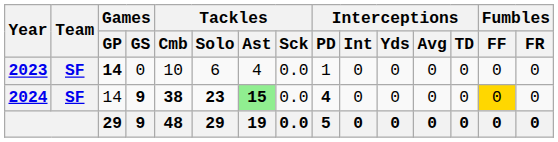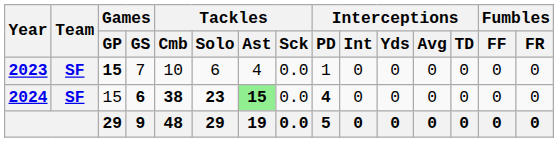(112, 71) 14 -> (112, 71) 15
(141, 71) 0 -> (141, 71) 7
(112, 97) 14 -> (112, 97) 15
(141, 97) 9 -> (141, 97) 6
(497, 97) gold background -> (497, 97) no background
